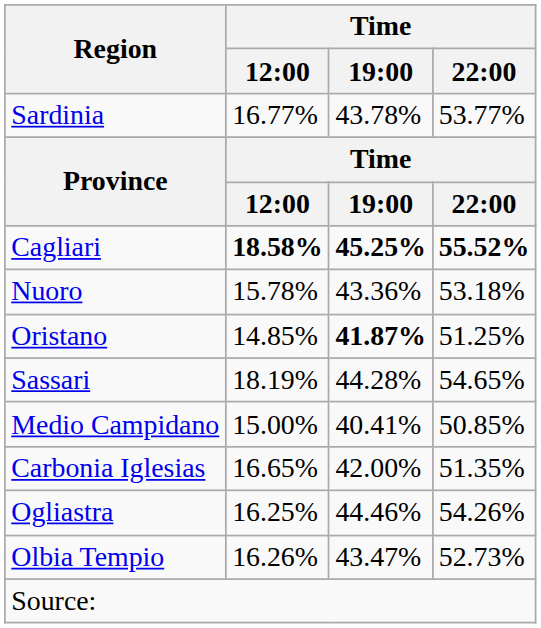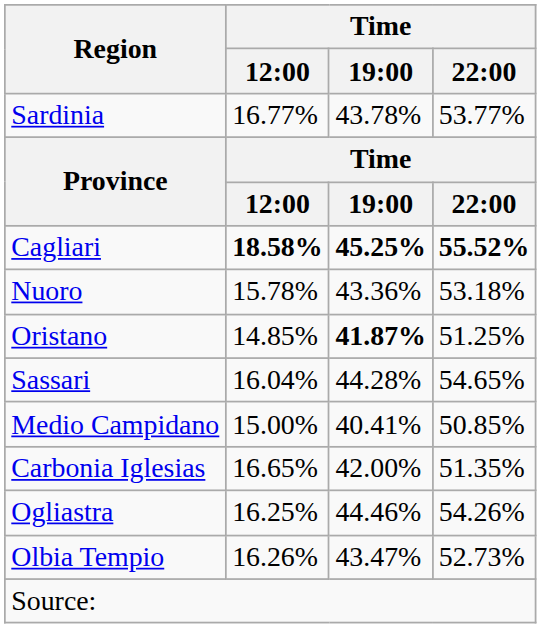(275, 379) 18.19% -> (275, 379) 16.04%
